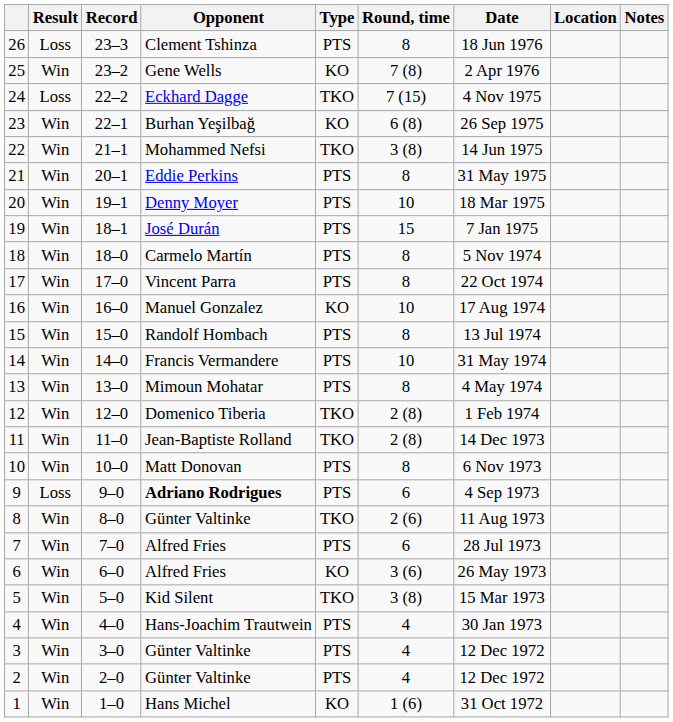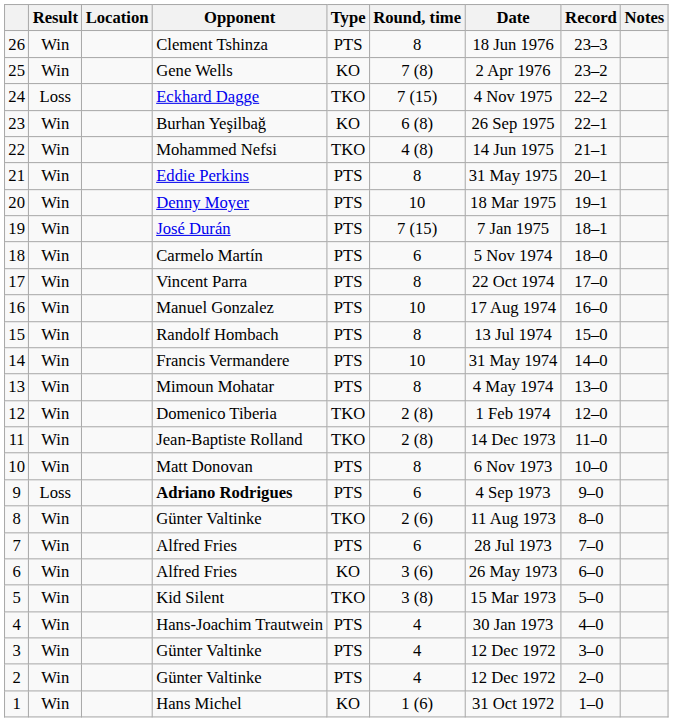columns swapped: (112, 17) <-> (585, 17)
(55, 44) Loss -> (55, 44) Win
(406, 149) 3 (8) -> (417, 149) 4 (8)
(406, 228) 15 -> (417, 228) 7 (15)
(406, 255) 8 -> (417, 255) 6
(337, 307) KO -> (348, 307) PTS
